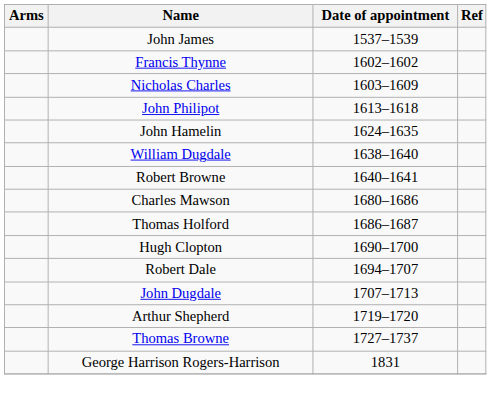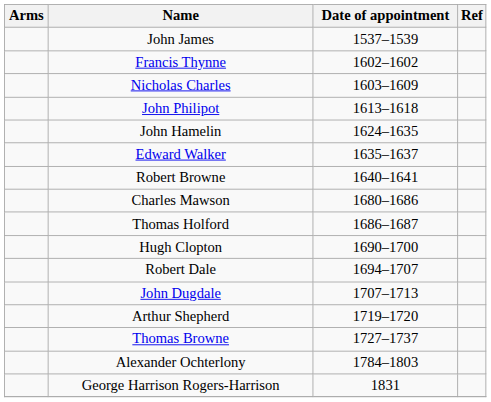+ row: (181, 154)
- row: (181, 154)
+ row: (181, 362)
